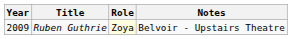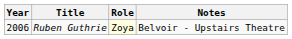(18, 27) 2009 -> (18, 27) 2006
